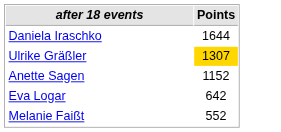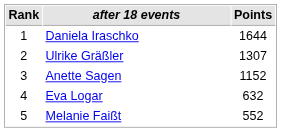+ column: (24, 15)
(216, 56) gold background -> (253, 56) no background
(216, 96) 642 -> (253, 96) 632
